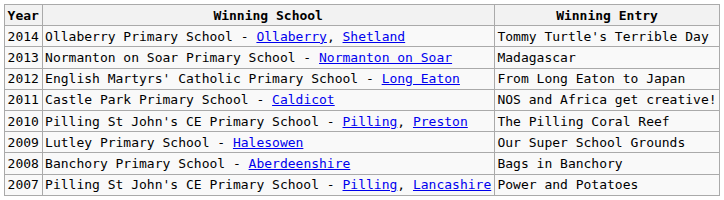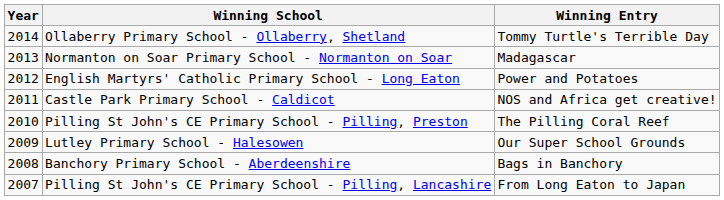(591, 79) From Long Eaton to Japan -> (568, 79) Power and Potatoes
(568, 185) Power and Potatoes -> (591, 185) From Long Eaton to Japan
